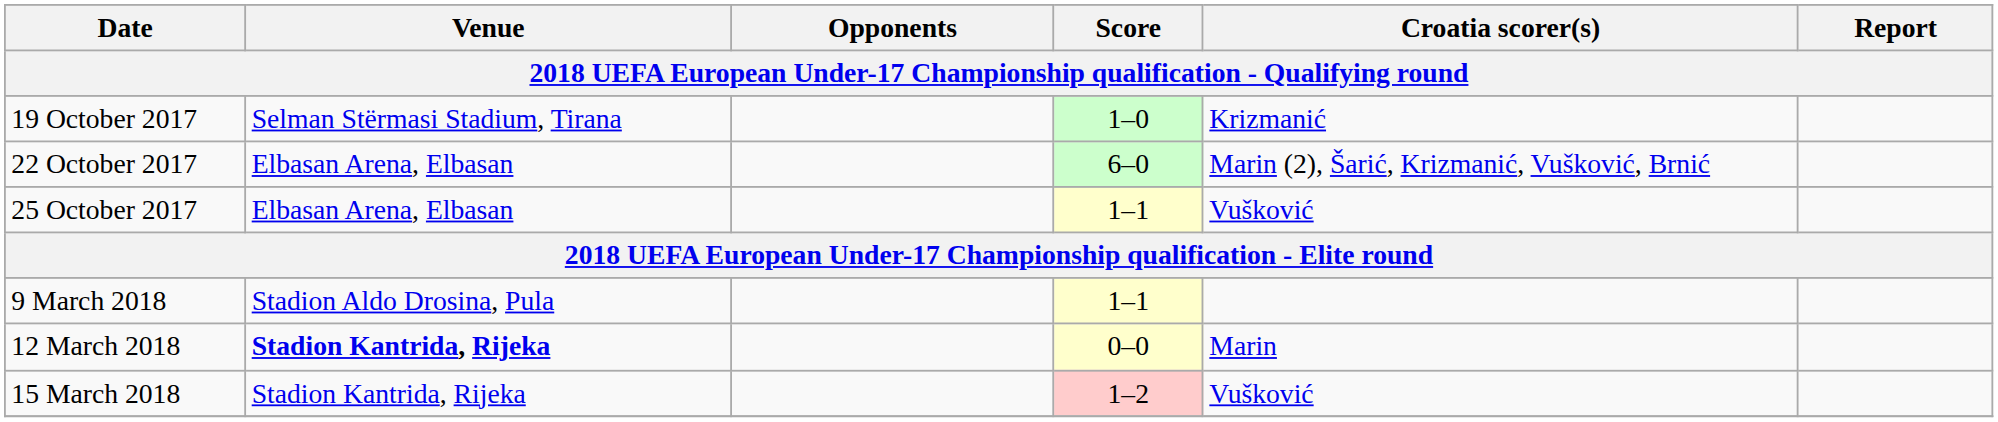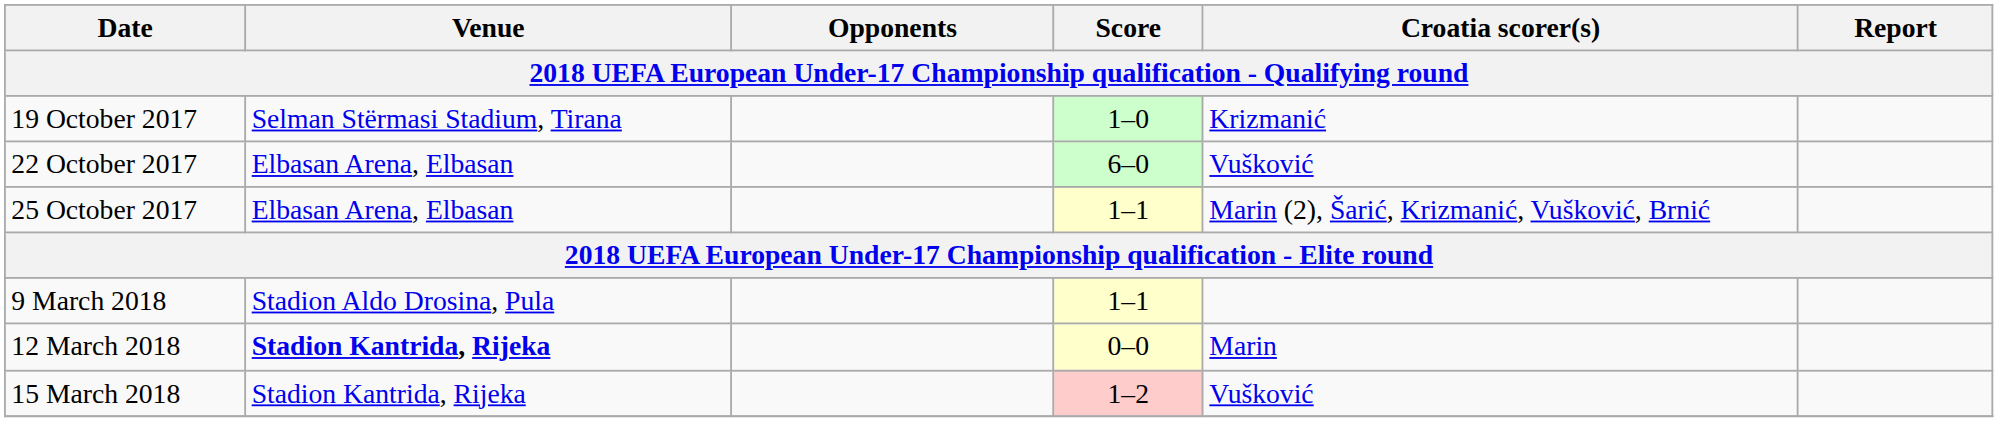(1460, 164) Marin (2), Šarić, Krizmanić, Vušković, Brnić -> (1262, 164) Vušković
(1262, 209) Vušković -> (1460, 209) Marin (2), Šarić, Krizmanić, Vušković, Brnić
